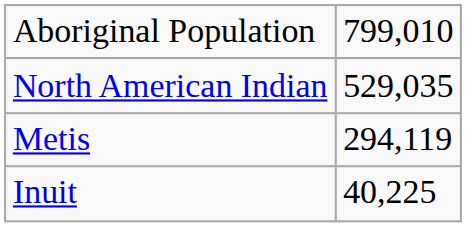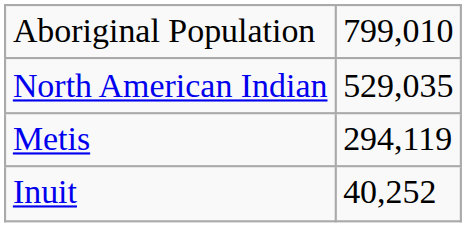(390, 192) 40,225 -> (390, 192) 40,252
